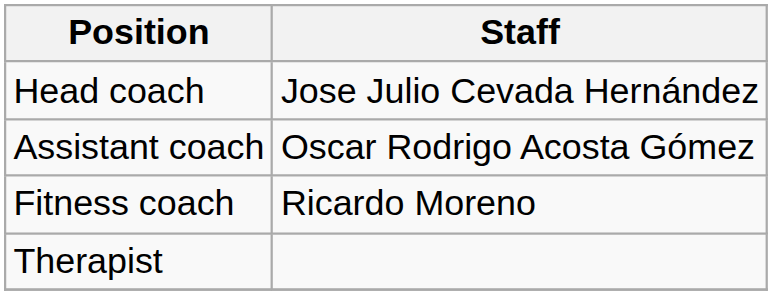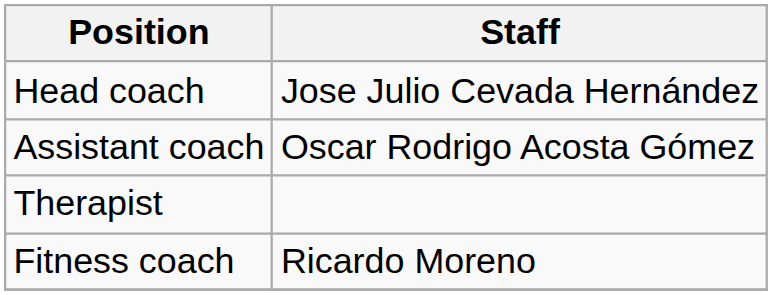rows swapped: (124, 203) <-> (88, 260)
